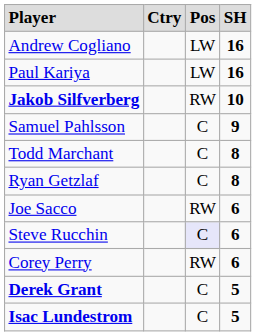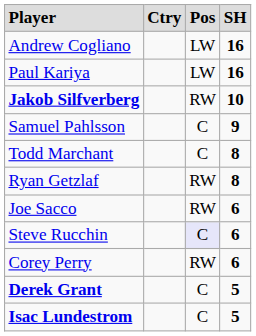(203, 180) C -> (203, 180) RW
